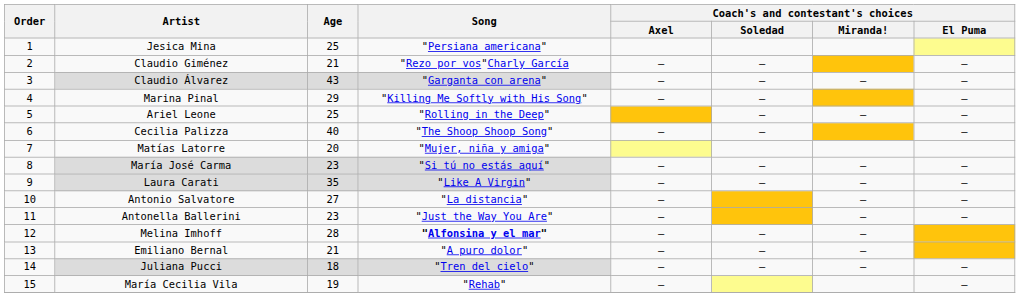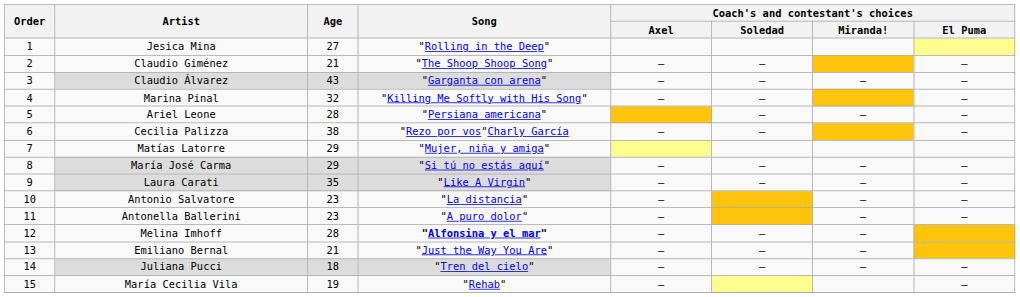(333, 47) 25 -> (333, 47) 27
(484, 47) "Persiana americana" -> (484, 47) "Rolling in the Deep"
(484, 64) "Rezo por vos"Charly García -> (484, 64) "The Shoop Shoop Song"
(333, 98) 29 -> (333, 98) 32
(333, 115) 25 -> (333, 115) 28
(484, 115) "Rolling in the Deep" -> (484, 115) "Persiana americana"
(333, 132) 40 -> (333, 132) 38
(484, 132) "The Shoop Shoop Song" -> (484, 132) "Rezo por vos"Charly García
(333, 148) 20 -> (333, 148) 29
(333, 165) 23 -> (333, 165) 29
(333, 199) 27 -> (333, 199) 23
(484, 216) "Just the Way You Are" -> (484, 216) "A puro dolor"
(484, 250) "A puro dolor" -> (484, 250) "Just the Way You Are"
